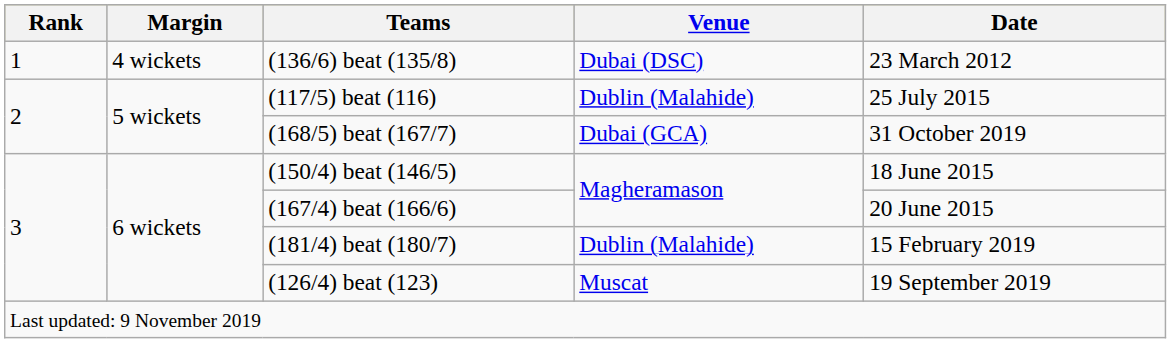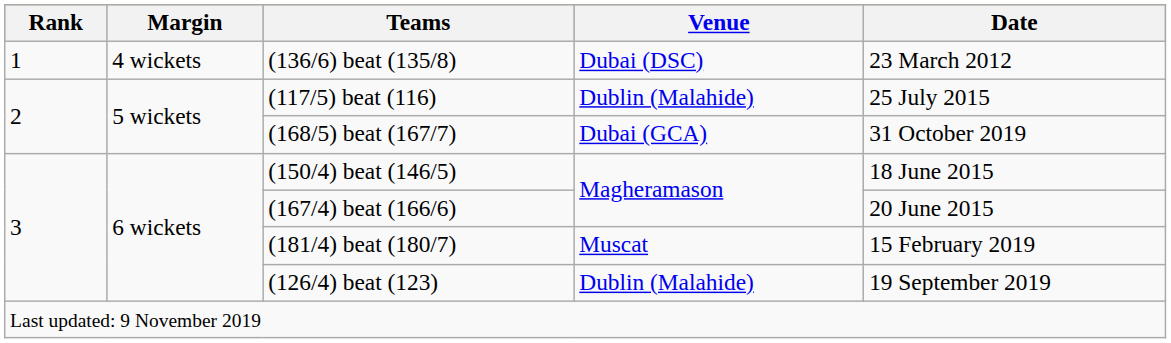(667, 245) Dublin (Malahide) -> (614, 245) Muscat
(614, 282) Muscat -> (667, 282) Dublin (Malahide)
